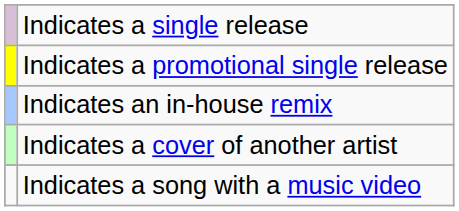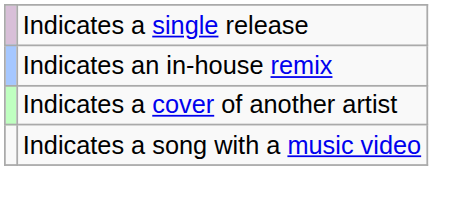- row: (235, 65)
